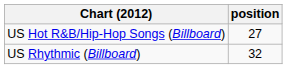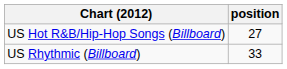(255, 53) 32 -> (255, 53) 33
